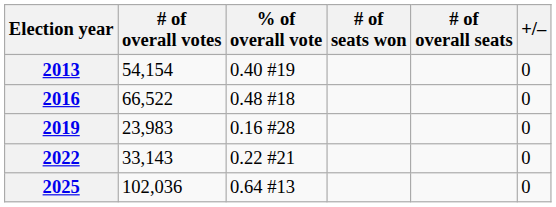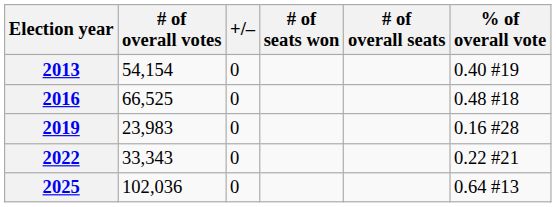columns swapped: (276, 29) <-> (534, 29)
(148, 98) 66,522 -> (148, 98) 66,525
(148, 157) 33,143 -> (148, 157) 33,343
